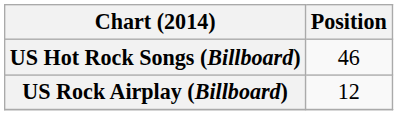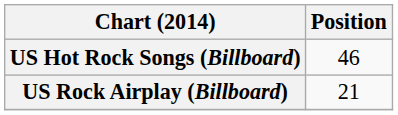(349, 92) 12 -> (349, 92) 21
